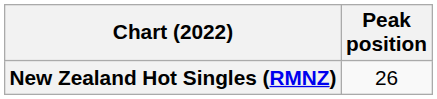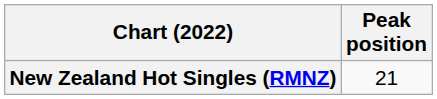(387, 77) 26 -> (387, 77) 21
